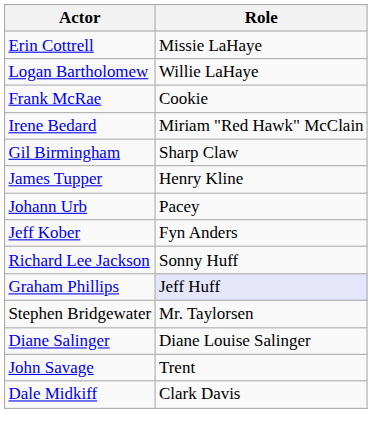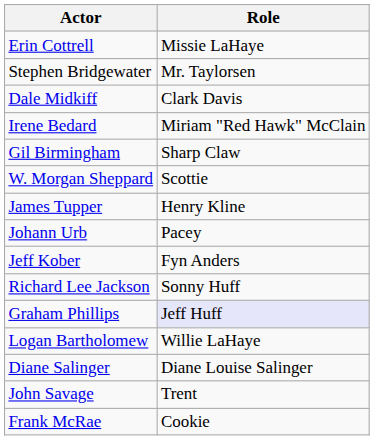rows swapped: (78, 71) <-> (80, 313)
rows swapped: (55, 98) <-> (53, 394)
+ row: (81, 179)
